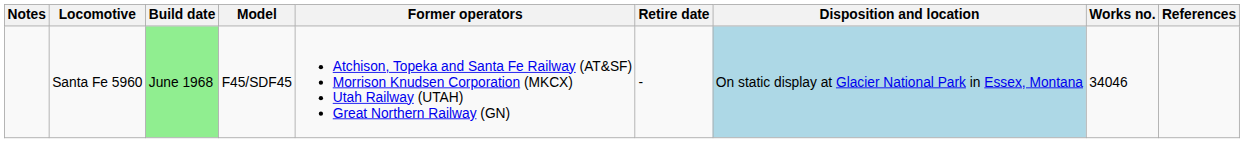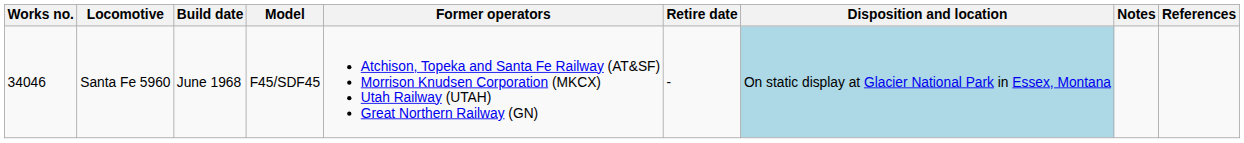columns swapped: (1122, 15) <-> (27, 15)
(181, 81) lightgreen background -> (209, 81) no background
